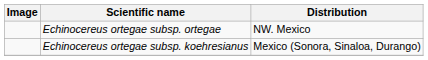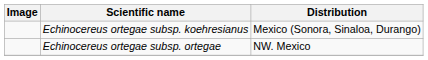rows swapped: (146, 47) <-> (132, 30)
